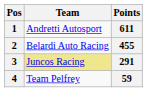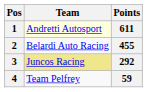(64, 29) no background -> (64, 29) lightyellow background
(127, 62) 291 -> (127, 62) 292
